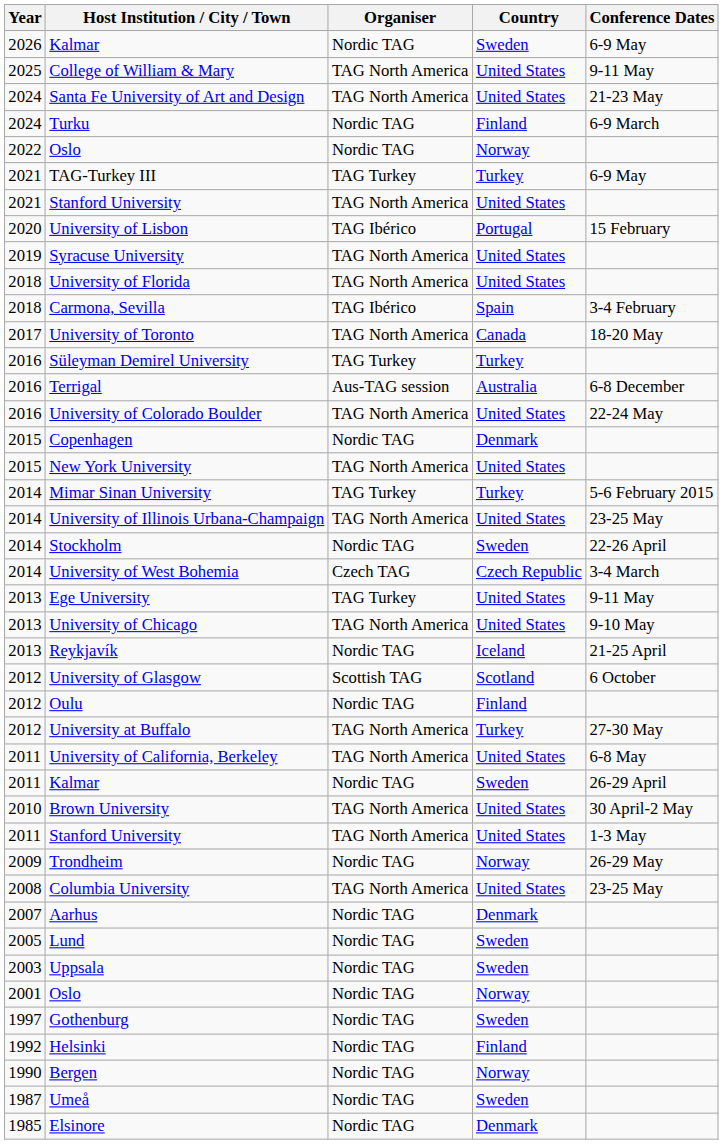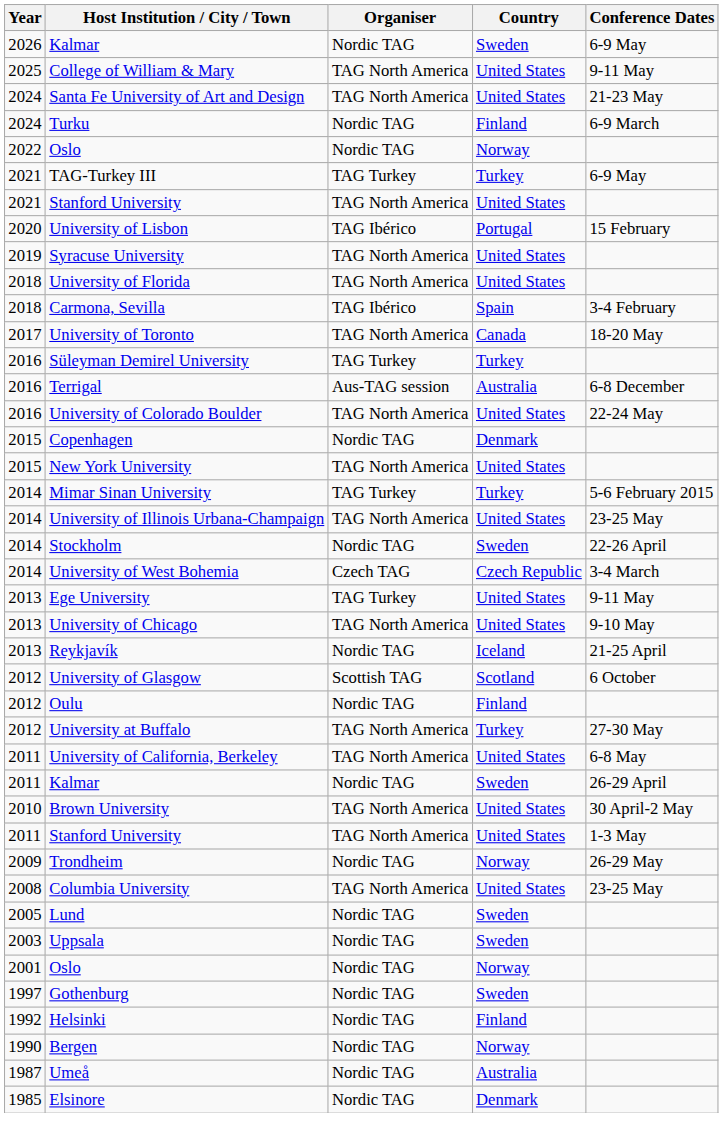- row: (25, 914)
(502, 1099) Sweden -> (506, 1073) Australia
